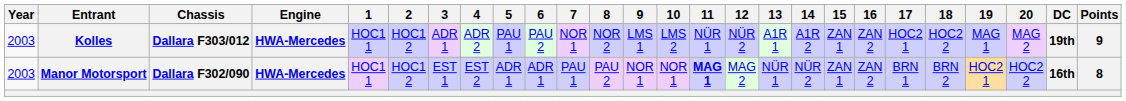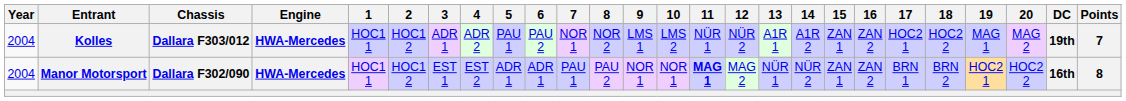(21, 40) 2003 -> (21, 40) 2004
(1099, 40) 9 -> (1099, 40) 7
(21, 73) 2003 -> (21, 73) 2004
